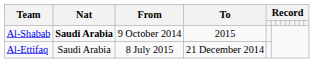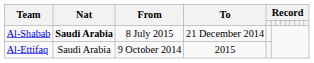(150, 33) 9 October 2014 -> (150, 33) 8 July 2015
(225, 33) 2015 -> (225, 33) 21 December 2014
(150, 49) 8 July 2015 -> (150, 49) 9 October 2014
(225, 49) 21 December 2014 -> (225, 49) 2015
